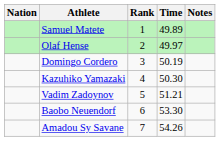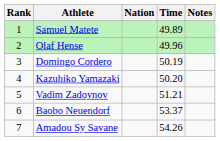columns swapped: (142, 12) <-> (22, 12)
(171, 45) 49.97 -> (171, 45) 49.96
(171, 78) 50.30 -> (171, 78) 50.20
(171, 111) 53.30 -> (171, 111) 53.37
